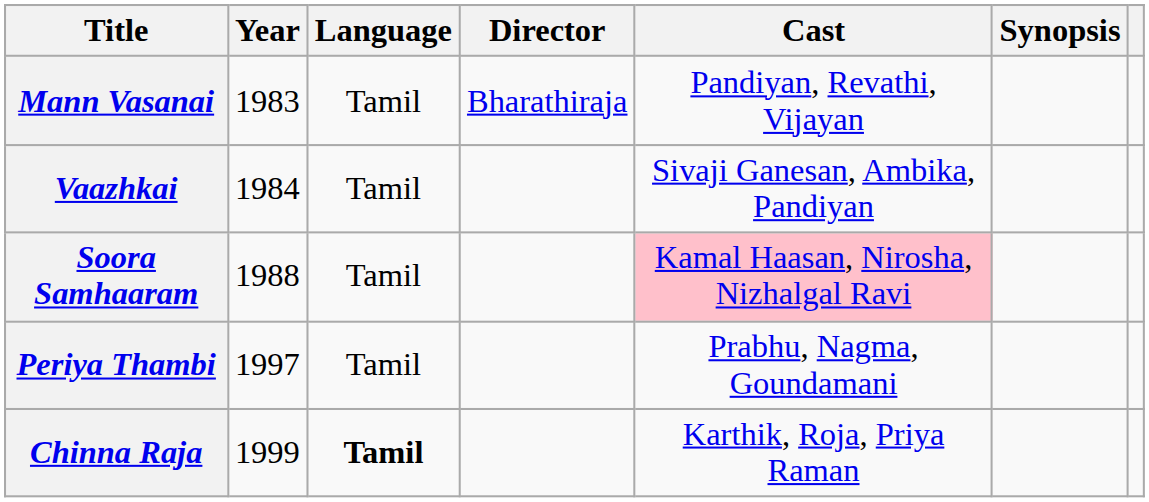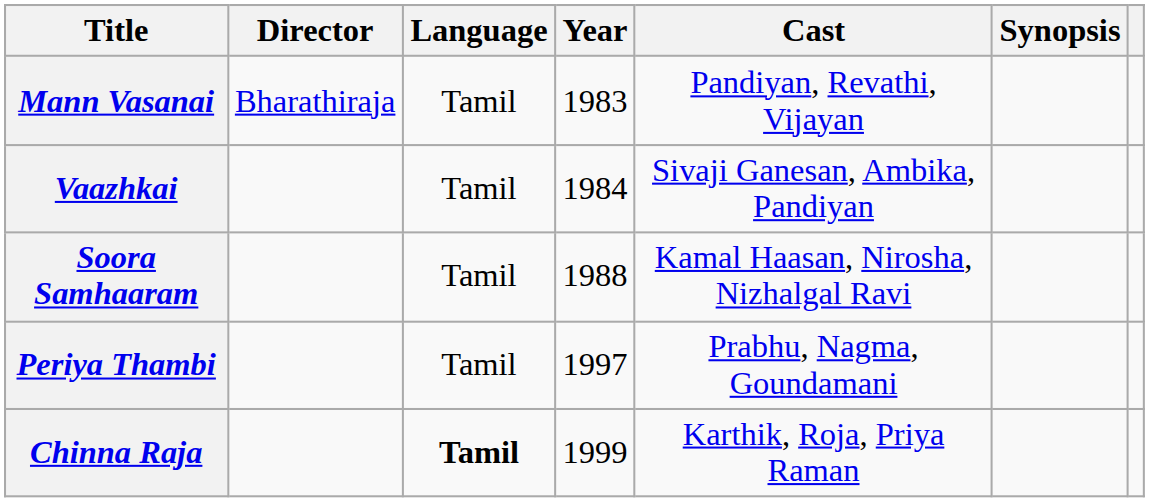columns swapped: (267, 30) <-> (547, 30)
(814, 276) pink background -> (814, 276) no background
